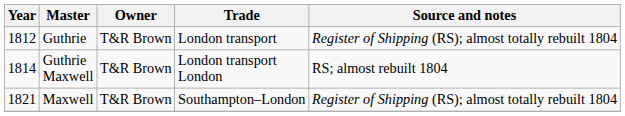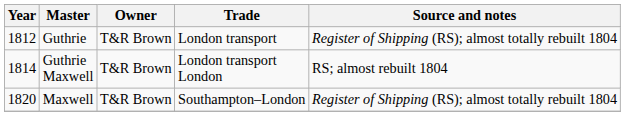(22, 99) 1821 -> (22, 99) 1820
